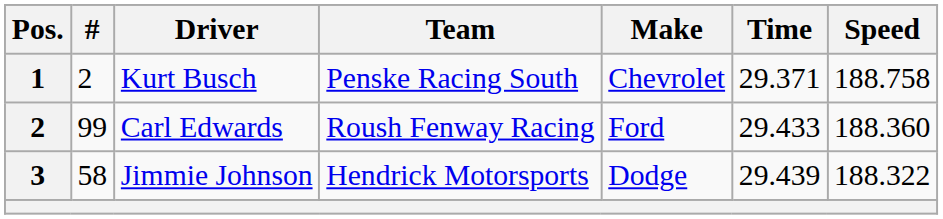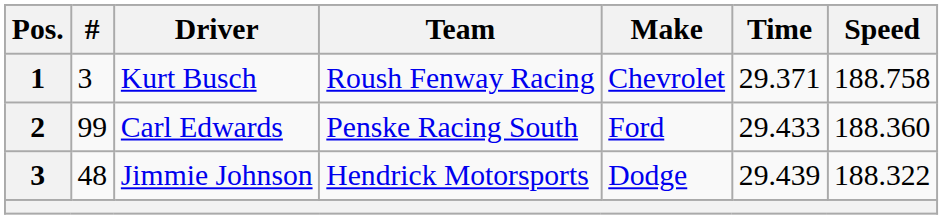(85, 77) 2 -> (85, 77) 3
(452, 77) Penske Racing South -> (460, 77) Roush Fenway Racing
(460, 126) Roush Fenway Racing -> (452, 126) Penske Racing South
(92, 175) 58 -> (92, 175) 48
